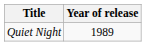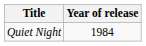(102, 31) 1989 -> (102, 31) 1984
